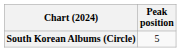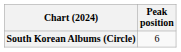(157, 39) 5 -> (157, 39) 6
